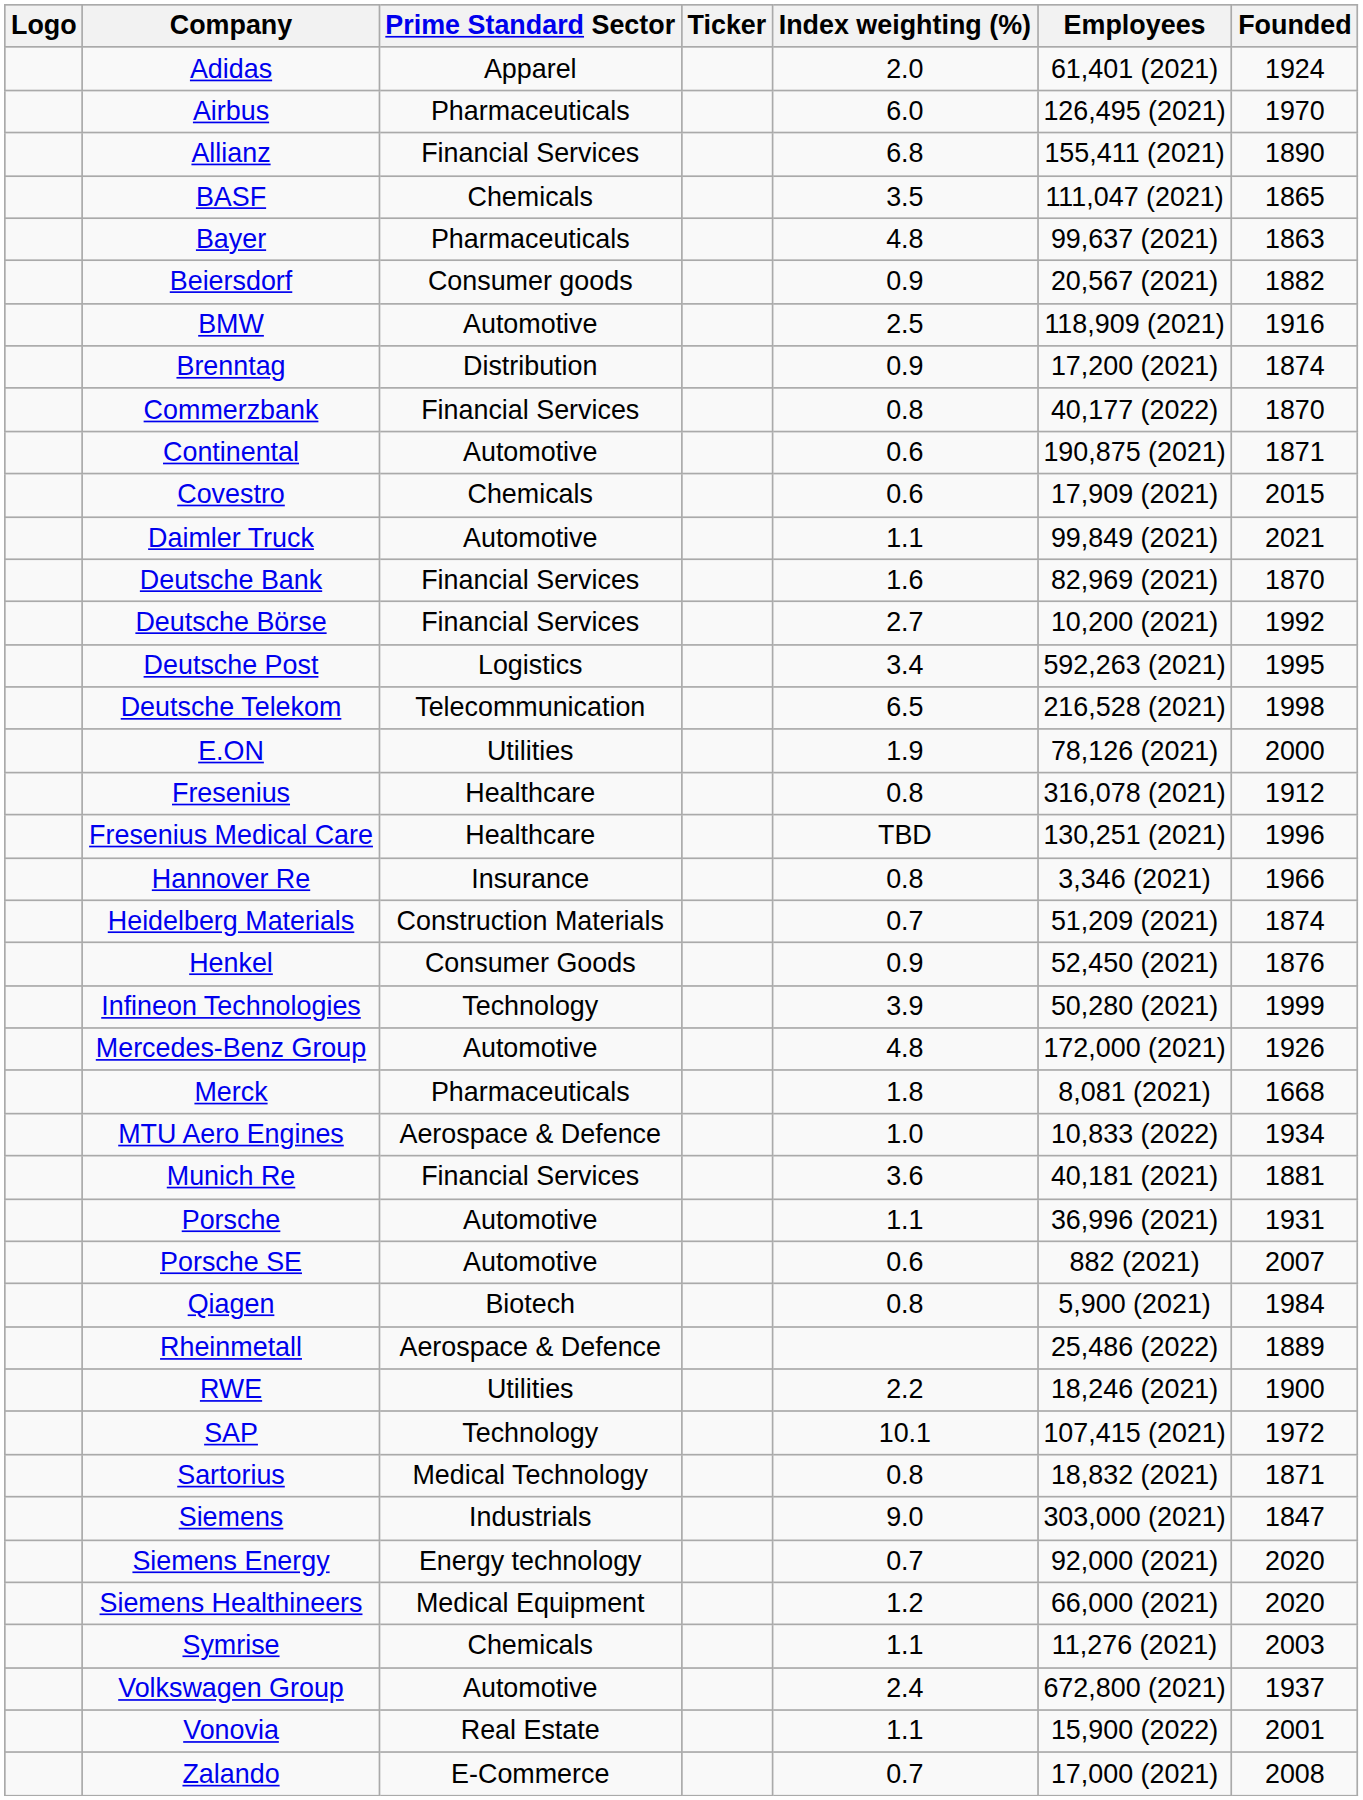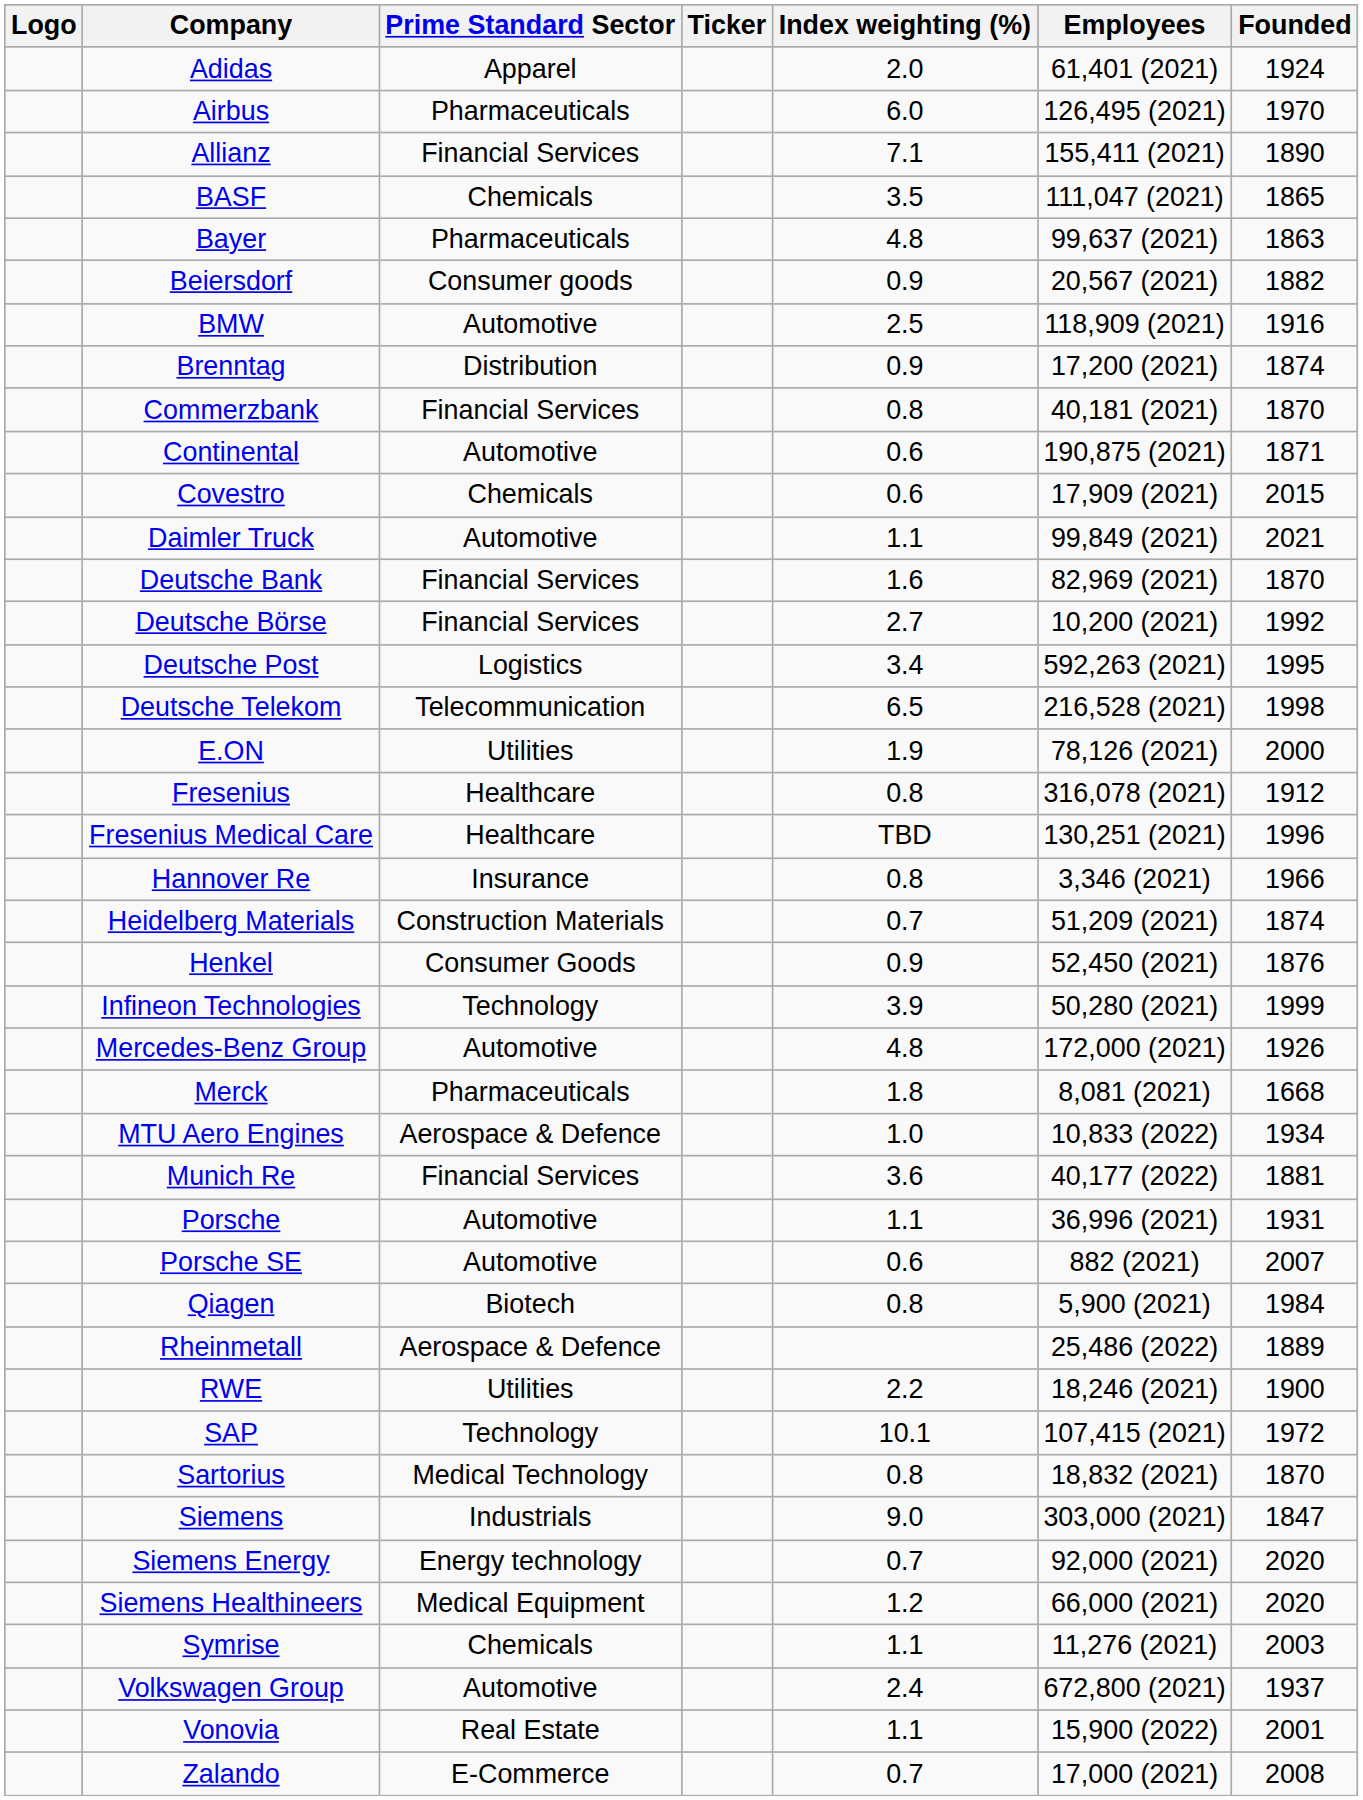(905, 153) 6.8 -> (905, 153) 7.1
(1135, 409) 40,177 (2022) -> (1135, 409) 40,181 (2021)
(1135, 1176) 40,181 (2021) -> (1135, 1176) 40,177 (2022)
(1295, 1475) 1871 -> (1295, 1475) 1870
